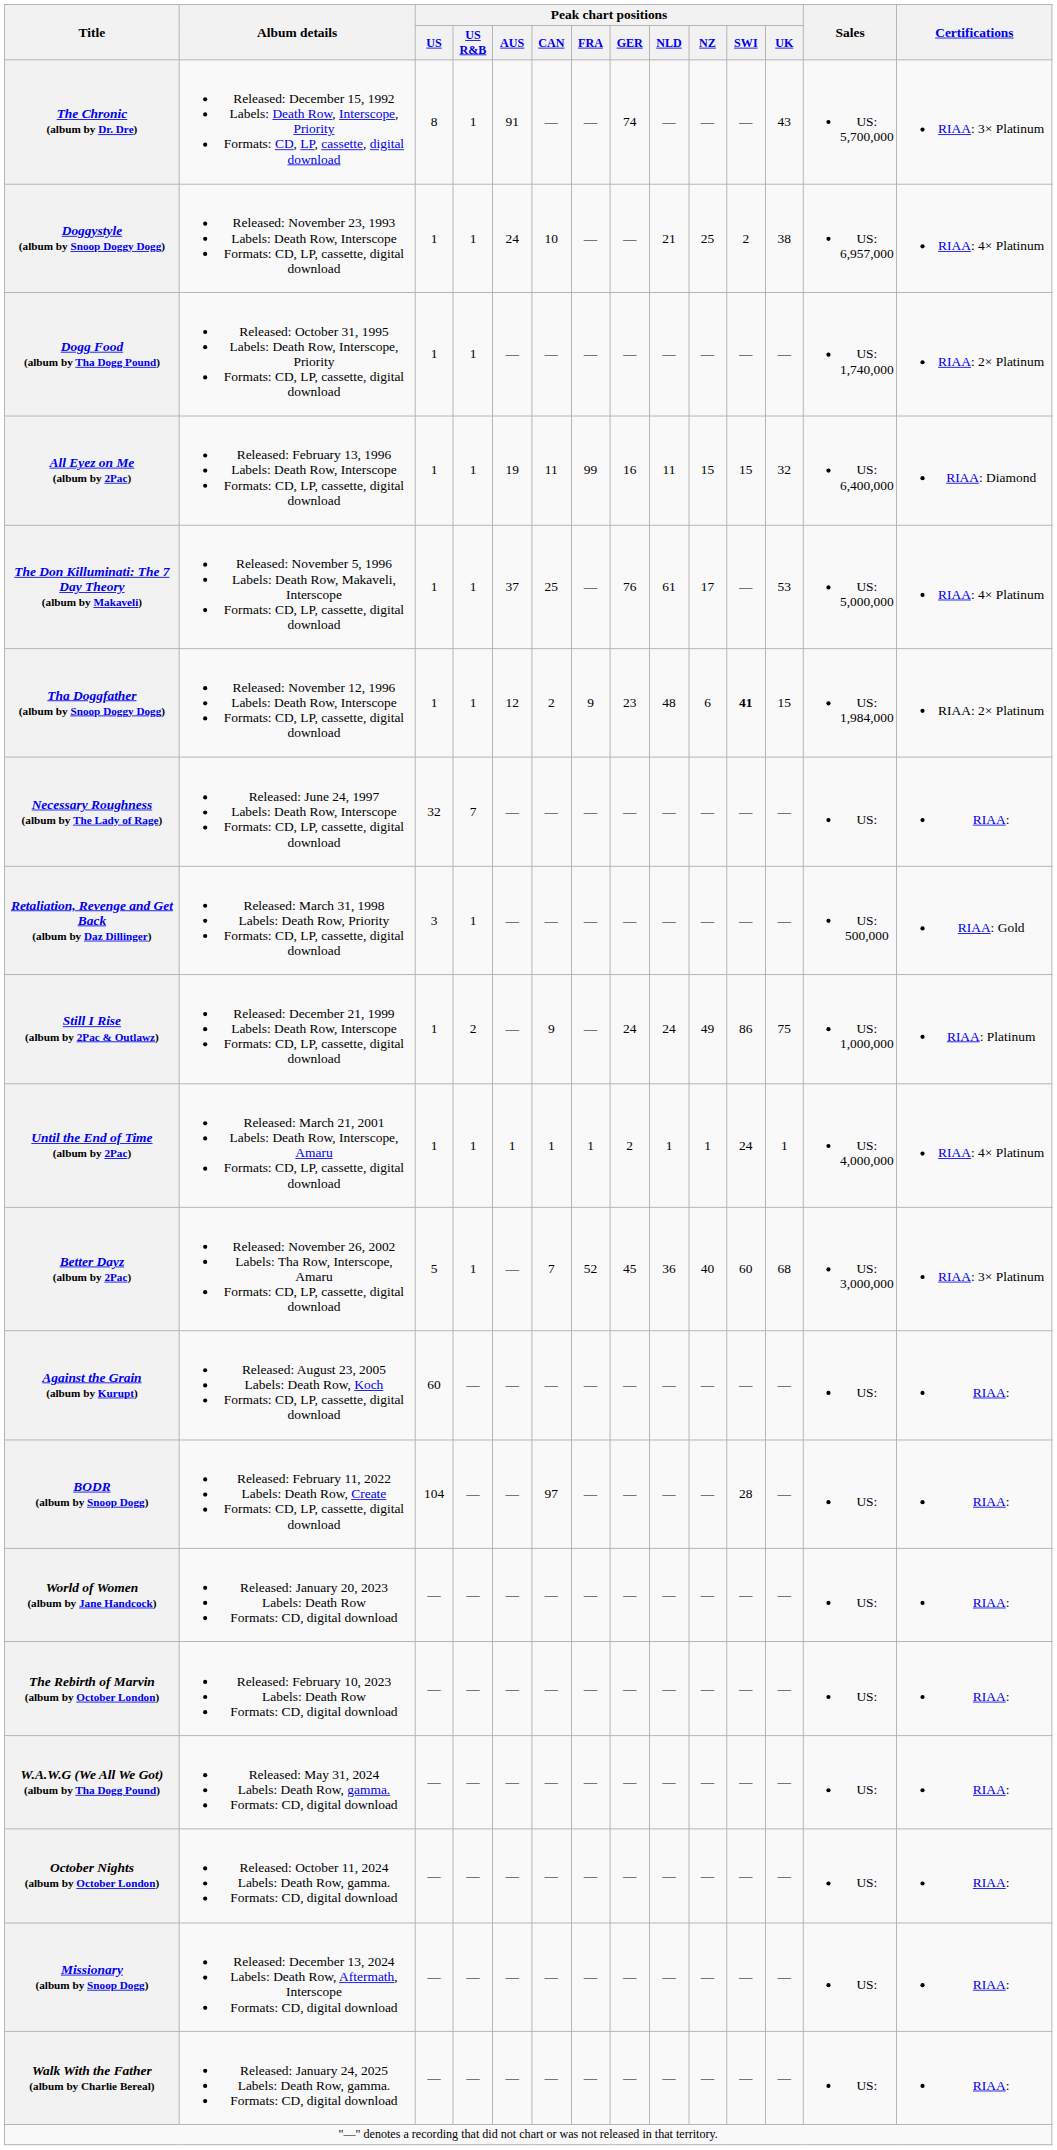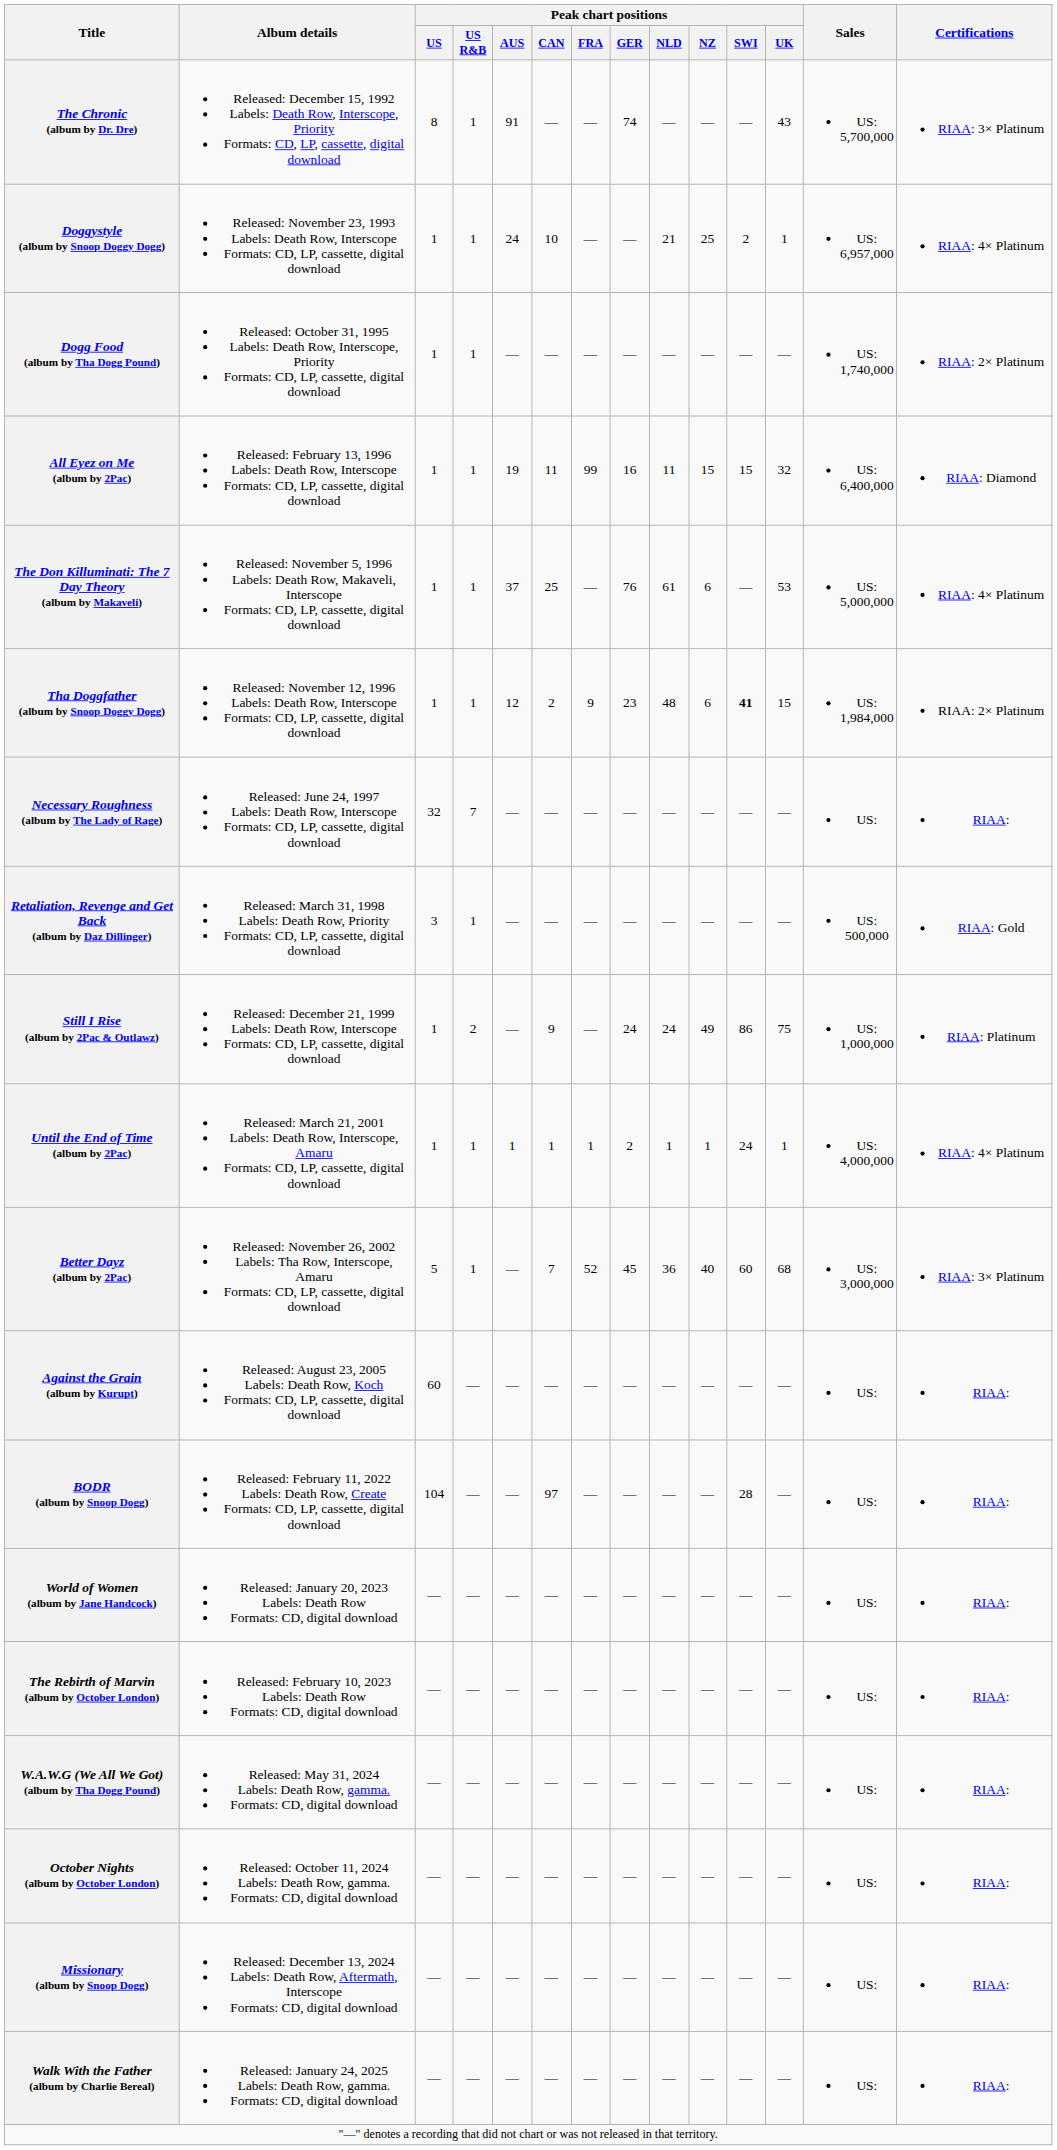(784, 238) 38 -> (784, 238) 1
(707, 586) 17 -> (707, 586) 6
